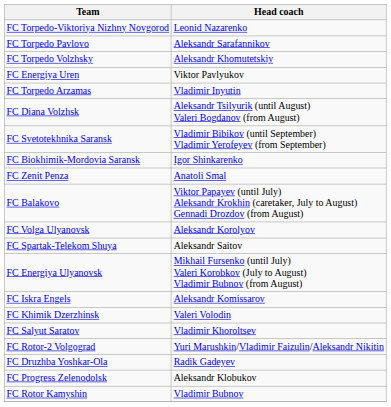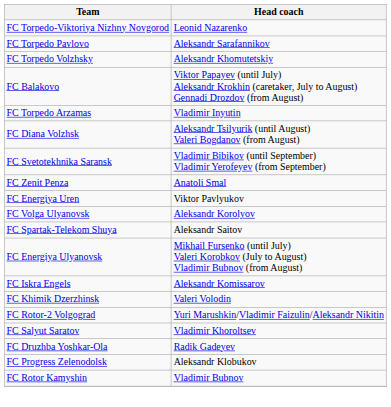rows swapped: (43, 75) <-> (33, 203)
- row: (73, 160)
rows swapped: (43, 331) <-> (51, 346)
